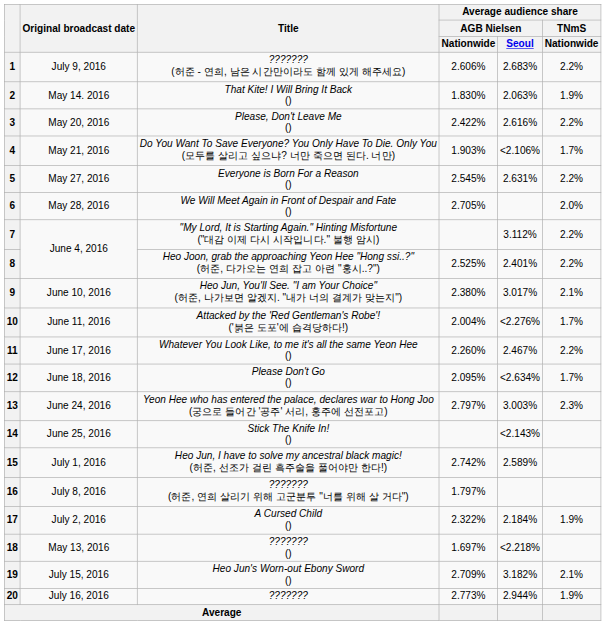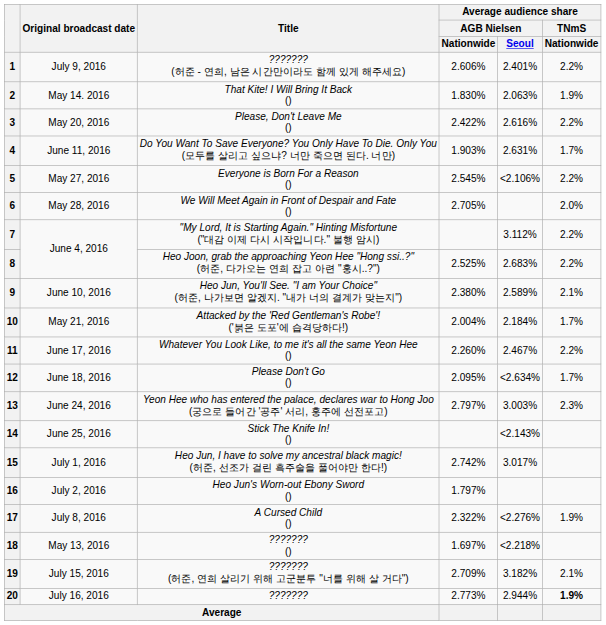(520, 67) 2.683% -> (520, 67) 2.401%
(79, 150) May 21, 2016 -> (79, 150) June 11, 2016
(520, 150) <2.106% -> (520, 150) 2.631%
(520, 179) 2.631% -> (520, 179) <2.106%
(520, 264) 2.401% -> (520, 264) 2.683%
(520, 293) 3.017% -> (520, 293) 2.589%
(79, 322) June 11, 2016 -> (79, 322) May 21, 2016
(520, 322) <2.276% -> (520, 322) 2.184%
(520, 462) 2.589% -> (520, 462) 3.017%
(79, 492) July 8, 2016 -> (79, 491) July 2, 2016
(288, 491) ??????? (허준, 연희 살리기 위해 고군분투 "너를 위해 살 거다") -> (288, 491) Heo Jun's Worn-out Ebony Sword ()
(79, 520) July 2, 2016 -> (79, 518) July 8, 2016
(520, 520) 2.184% -> (520, 518) <2.276%
(288, 575) Heo Jun's Worn-out Ebony Sword () -> (288, 573) ??????? (허준, 연희 살리기 위해 고군분투 "너를 위해 살 거다")
(572, 596) normal -> (572, 596) bold
